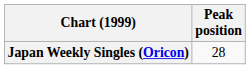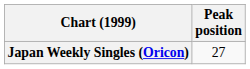(219, 52) 28 -> (219, 52) 27
